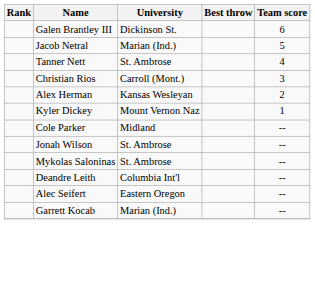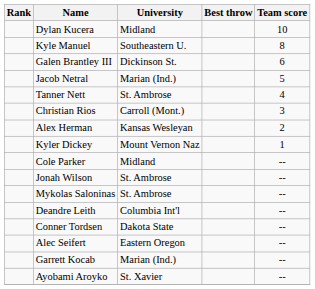+ row: (65, 29)
+ row: (63, 45)
+ row: (69, 227)
+ row: (72, 276)
